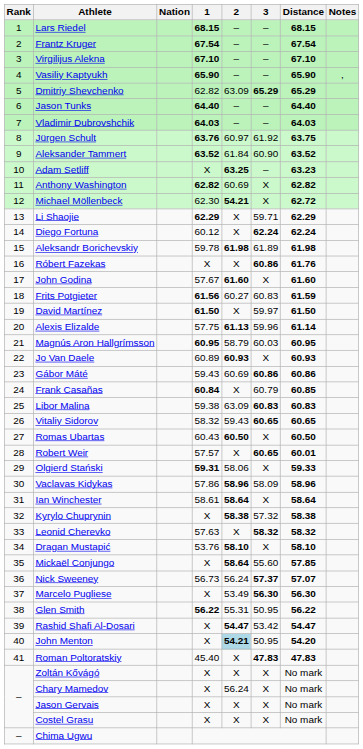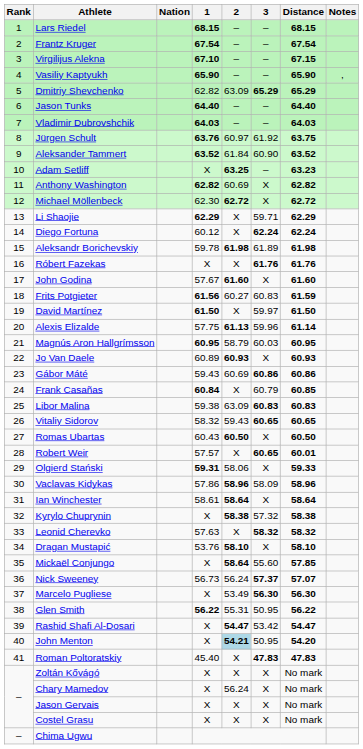(303, 59) 67.10 -> (303, 59) 67.15
(236, 201) 54.21 -> (236, 201) 62.72
(266, 264) 60.86 -> (266, 264) 61.76
